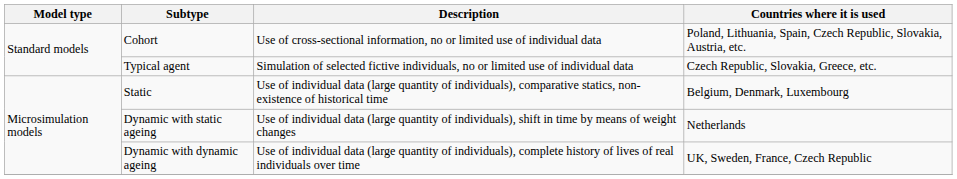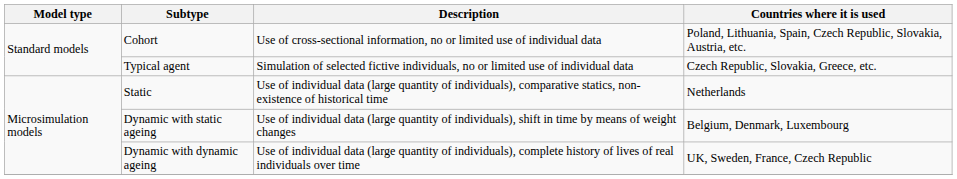(768, 92) Belgium, Denmark, Luxembourg -> (716, 92) Netherlands
(716, 125) Netherlands -> (768, 125) Belgium, Denmark, Luxembourg
